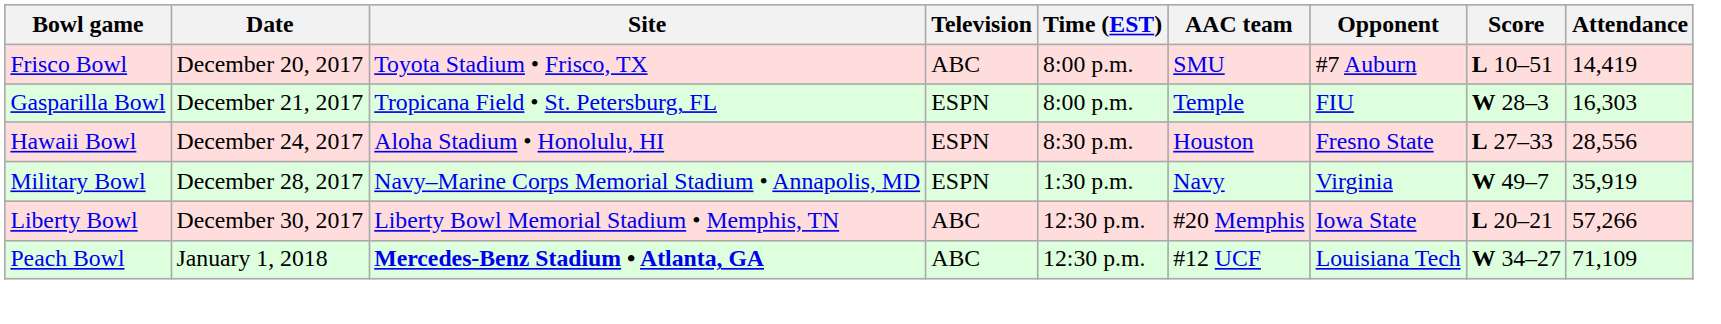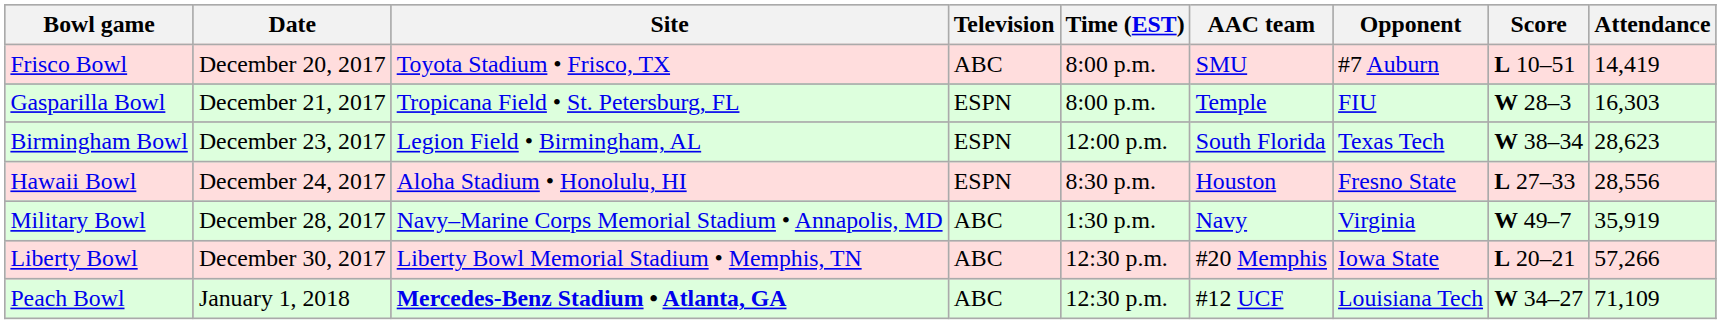+ row: (99, 142)
(960, 181) ESPN -> (978, 220) ABC
